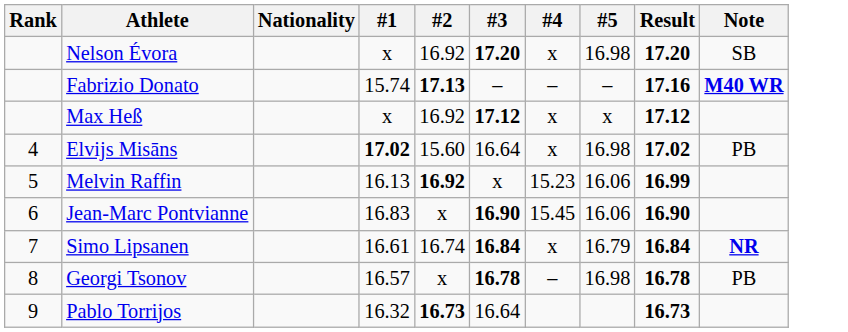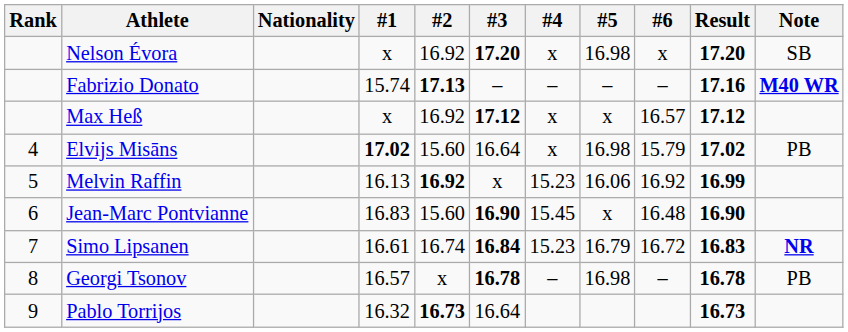+ column: (663, 20)
(442, 213) x -> (442, 213) 15.60
(607, 213) 16.06 -> (607, 213) x
(552, 246) x -> (552, 246) 15.23
(667, 246) 16.84 -> (722, 246) 16.83
